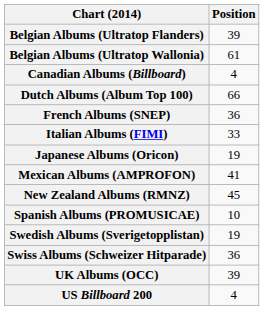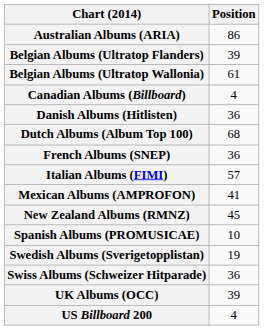+ row: (107, 34)
+ row: (107, 114)
(234, 94) 66 -> (234, 134) 68
(234, 134) 33 -> (234, 174) 57
- row: (107, 154)
